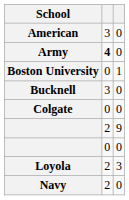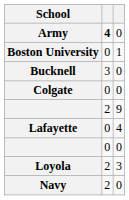- row: (53, 33)
+ row: (53, 128)
